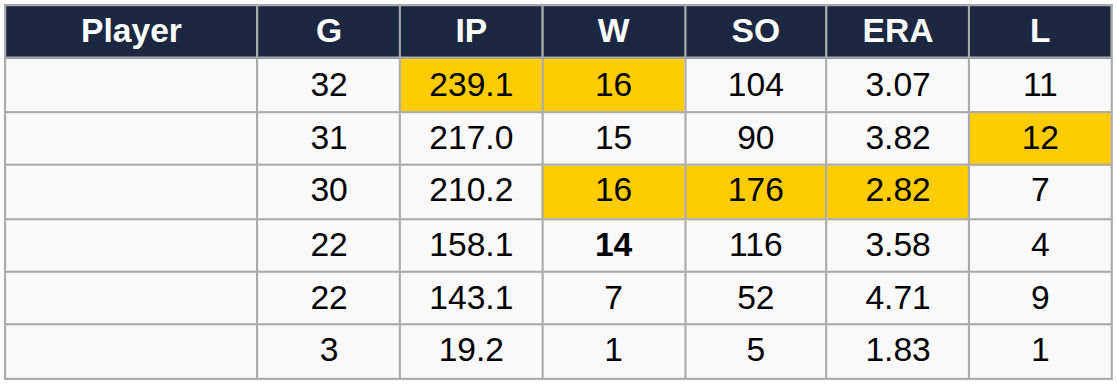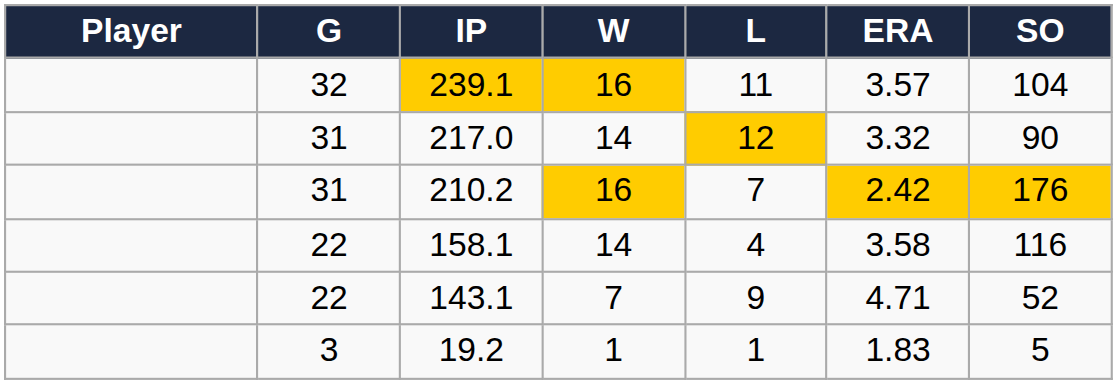columns swapped: (1040, 31) <-> (756, 31)
(898, 84) 3.07 -> (898, 84) 3.57
(614, 137) 15 -> (614, 137) 14
(898, 137) 3.82 -> (898, 137) 3.32
(329, 191) 30 -> (329, 191) 31
(898, 191) 2.82 -> (898, 191) 2.42
(614, 244) bold -> (614, 244) normal
